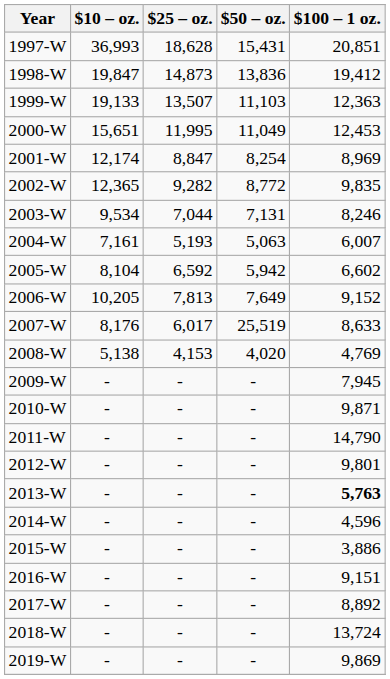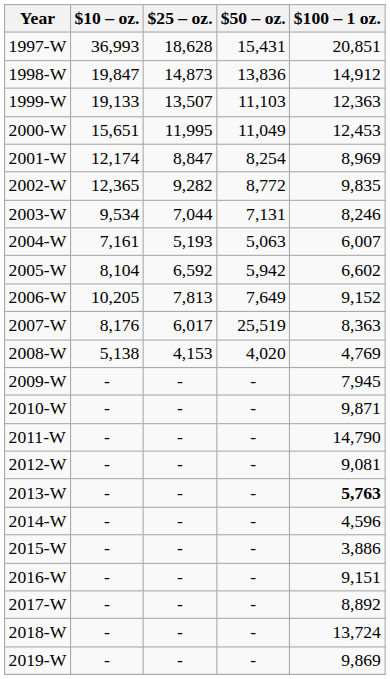(357, 74) 19,412 -> (357, 74) 14,912
(361, 325) 8,633 -> (361, 325) 8,363
(361, 465) 9,801 -> (361, 465) 9,081
